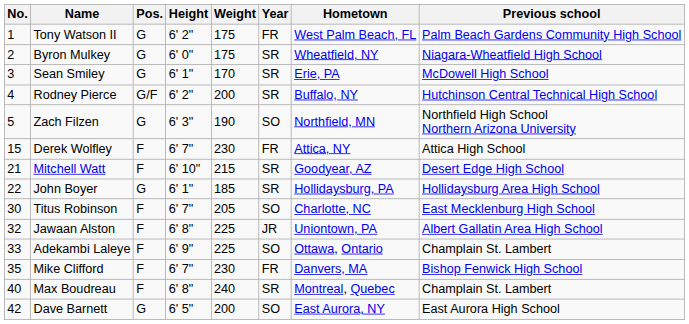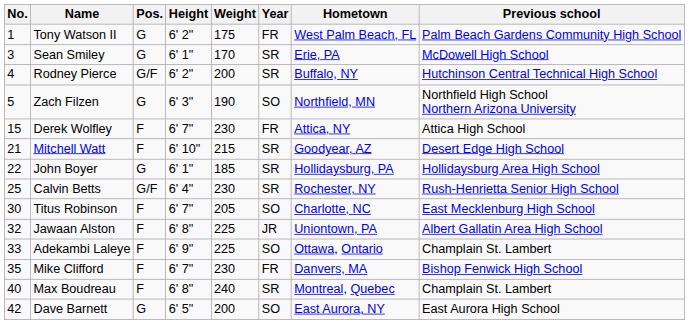- row: (72, 54)
+ row: (67, 189)
